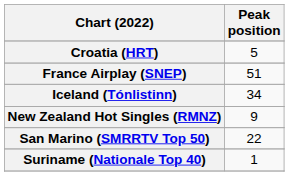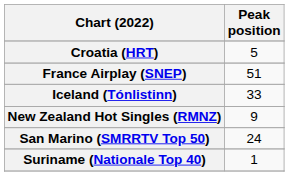(254, 95) 34 -> (254, 95) 33
(254, 138) 22 -> (254, 138) 24
